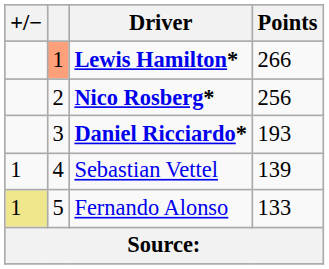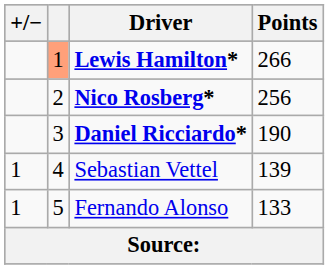(274, 133) 193 -> (274, 133) 190
(16, 207) khaki background -> (16, 207) no background
